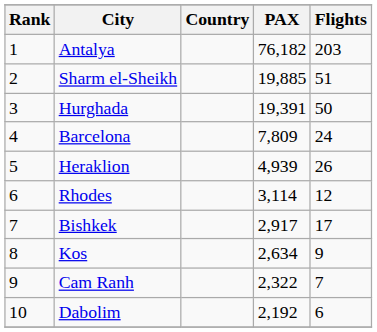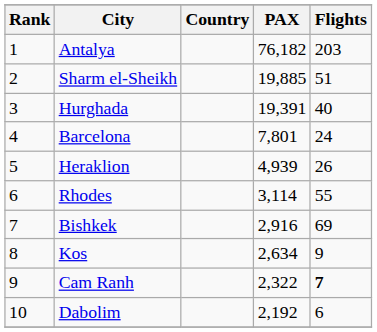(324, 107) 50 -> (324, 107) 40
(278, 136) 7,809 -> (278, 136) 7,801
(324, 195) 12 -> (324, 195) 55
(278, 224) 2,917 -> (278, 224) 2,916
(324, 224) 17 -> (324, 224) 69
(319, 282) normal -> (319, 282) bold
